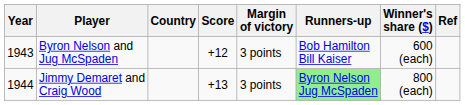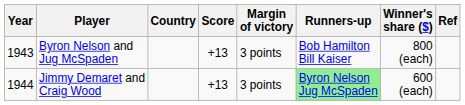(218, 53) +12 -> (218, 53) +13
(416, 53) 600 (each) -> (416, 53) 800 (each)
(416, 85) 800 (each) -> (416, 85) 600 (each)
